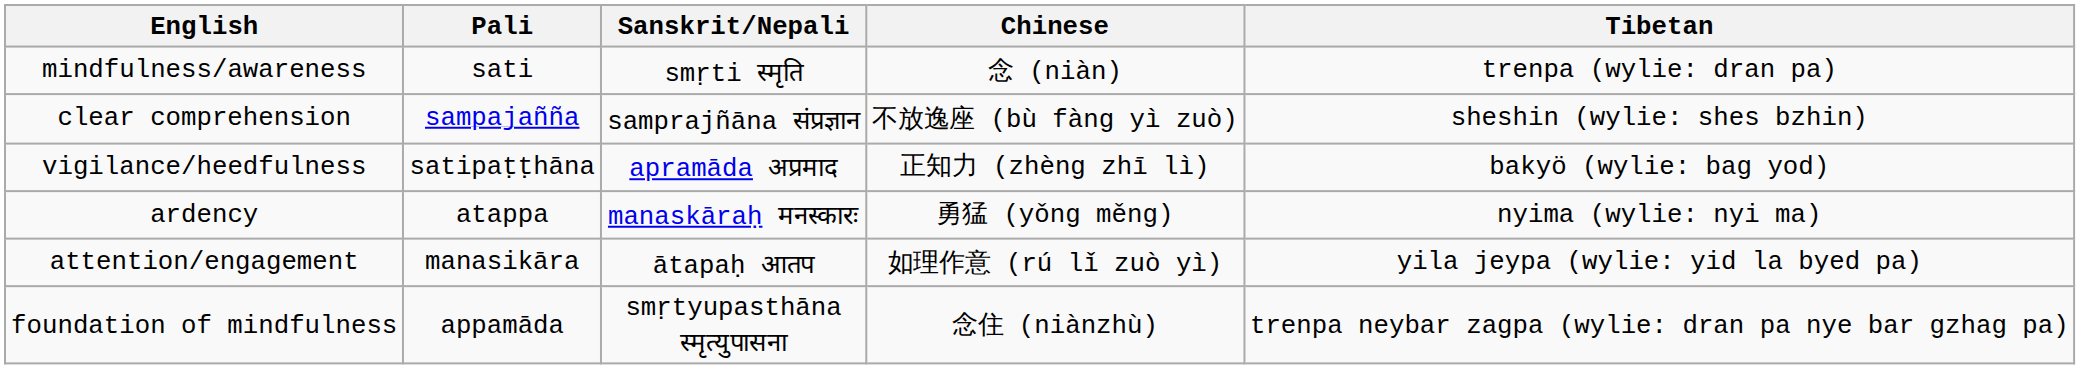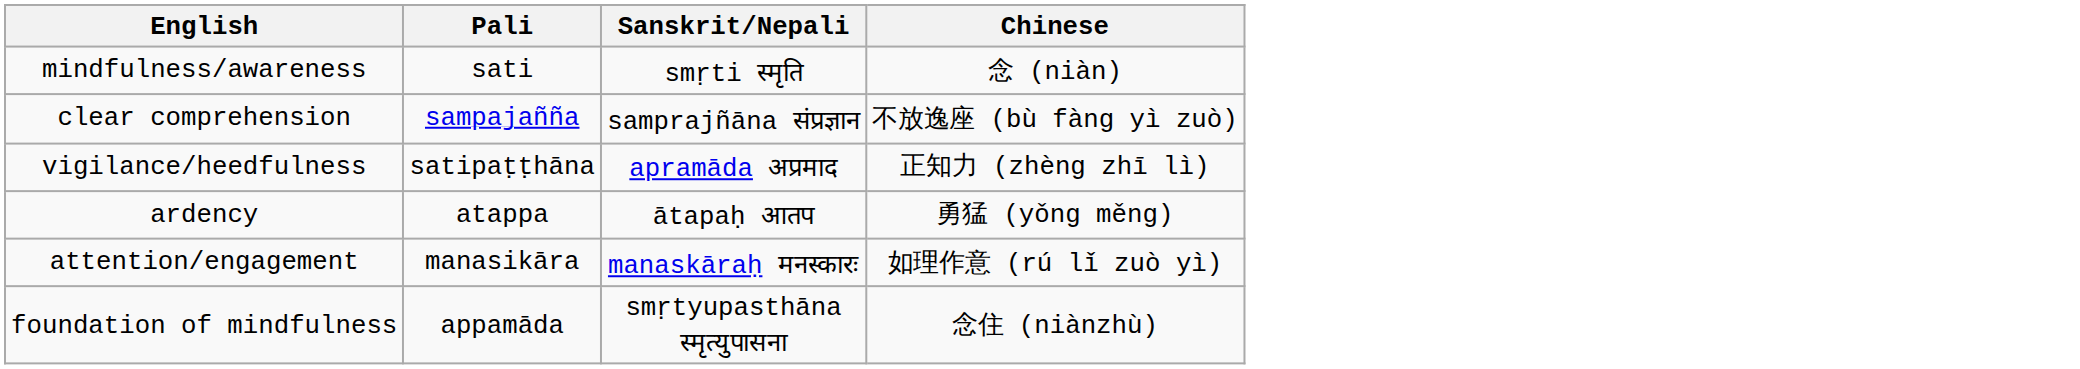- column: (1659, 26)
(734, 218) manaskāraḥ मनस्कारः -> (734, 218) ātapaḥ आतप
(734, 265) ātapaḥ आतप -> (734, 265) manaskāraḥ मनस्कारः
